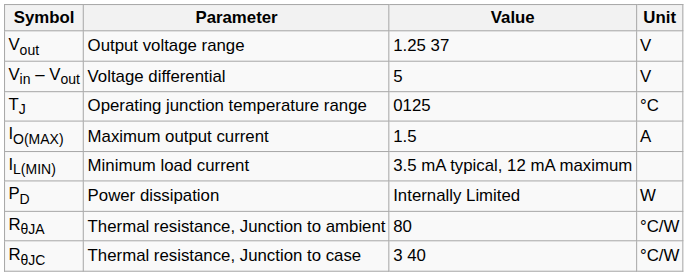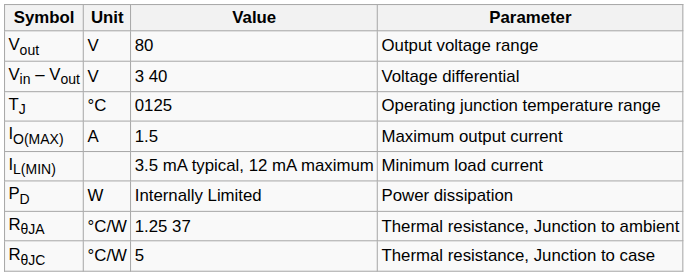columns swapped: (237, 17) <-> (660, 17)
(421, 46) 1.25 37 -> (144, 46) 80
(398, 76) 5 -> (151, 76) 3 40
(403, 226) 80 -> (163, 226) 1.25 37
(410, 256) 3 40 -> (139, 256) 5
